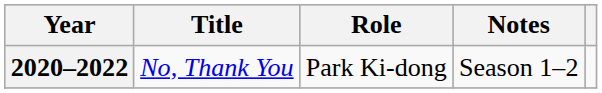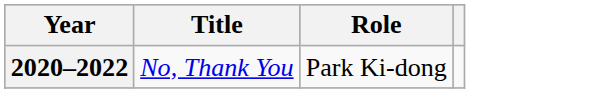- column: (519, 25)
